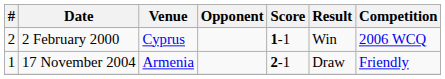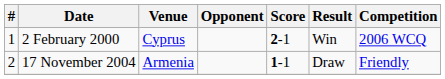(12, 39) 2 -> (12, 39) 1
(280, 39) 1-1 -> (280, 39) 2-1
(12, 62) 1 -> (12, 62) 2
(280, 62) 2-1 -> (280, 62) 1-1
